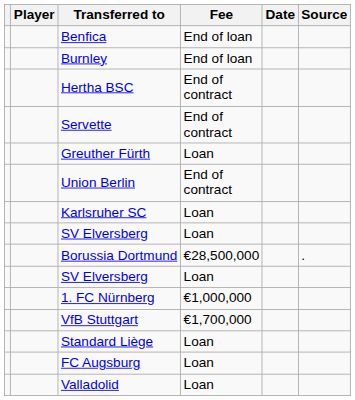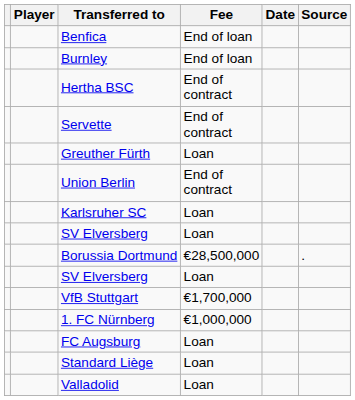rows swapped: (108, 298) <-> (99, 320)
rows swapped: (107, 341) <-> (101, 363)
